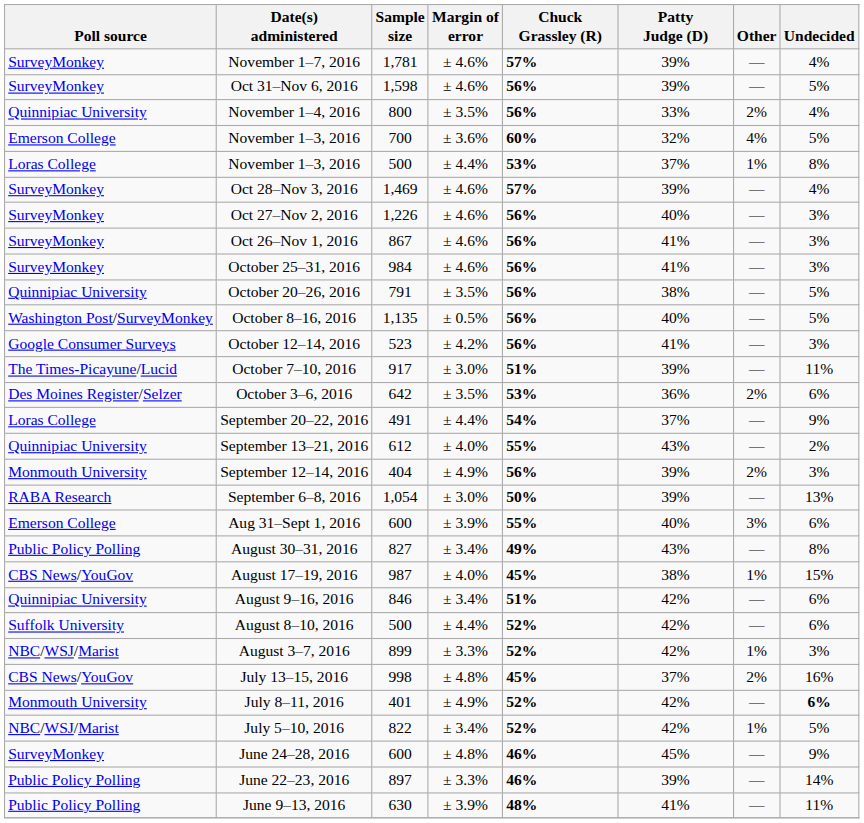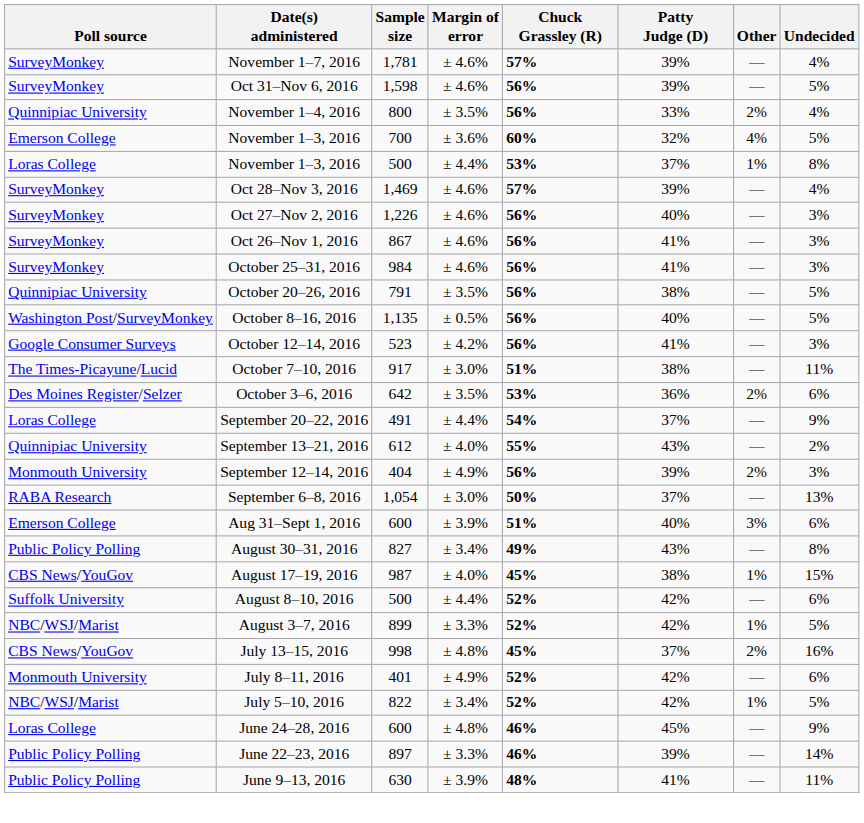(676, 369) 39% -> (676, 369) 38%
(676, 497) 39% -> (676, 497) 37%
(522, 523) 55% -> (522, 523) 51%
- row: (294, 600)
(819, 651) 3% -> (819, 626) 5%
(819, 702) bold -> (819, 677) normal
(56, 754) SurveyMonkey -> (52, 728) Loras College
